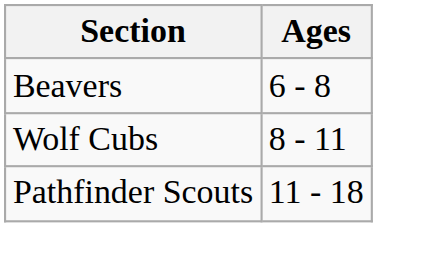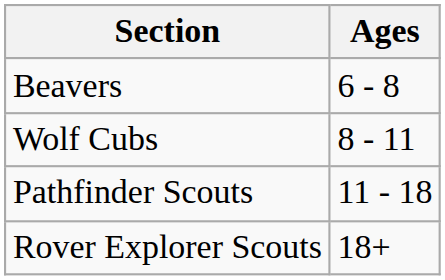+ row: (167, 246)
